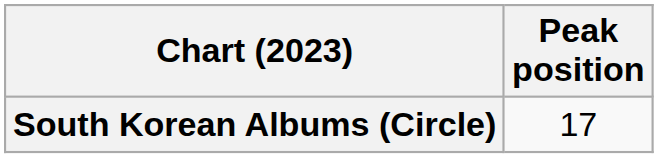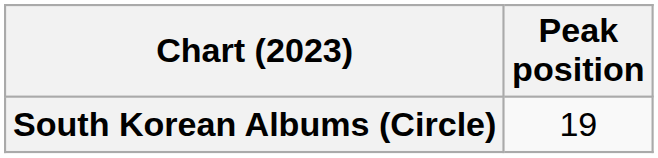(578, 123) 17 -> (578, 123) 19
